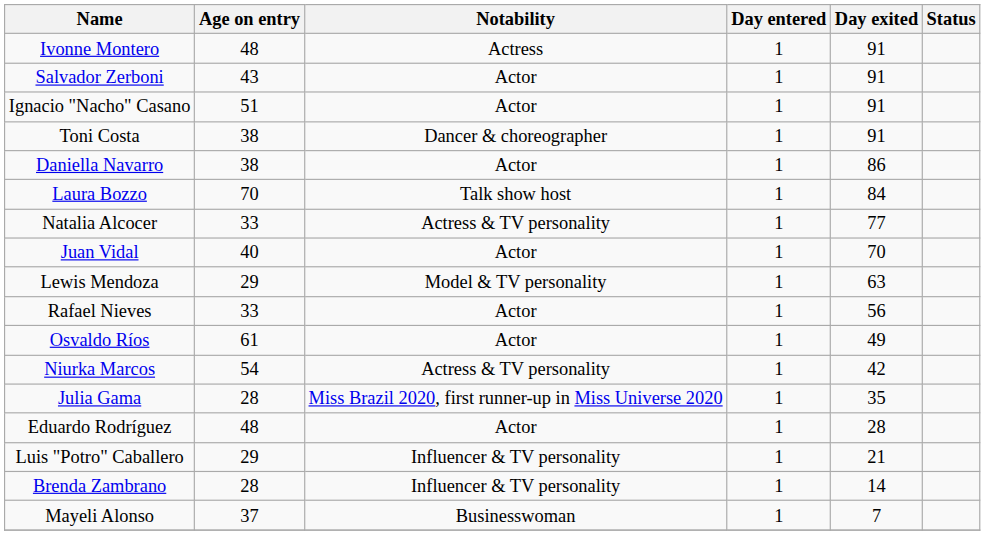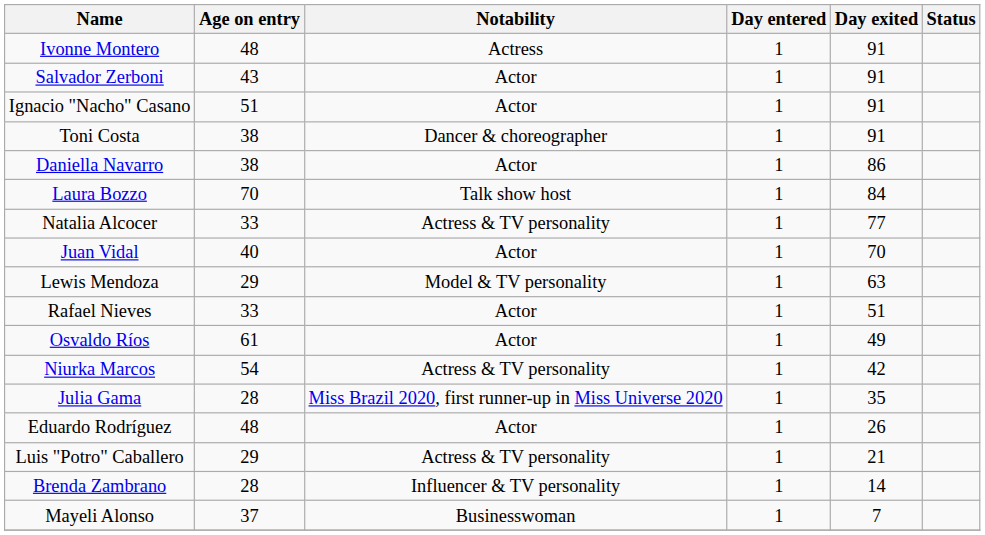(876, 310) 56 -> (876, 310) 51
(876, 427) 28 -> (876, 427) 26
(516, 456) Influencer & TV personality -> (516, 456) Actress & TV personality
